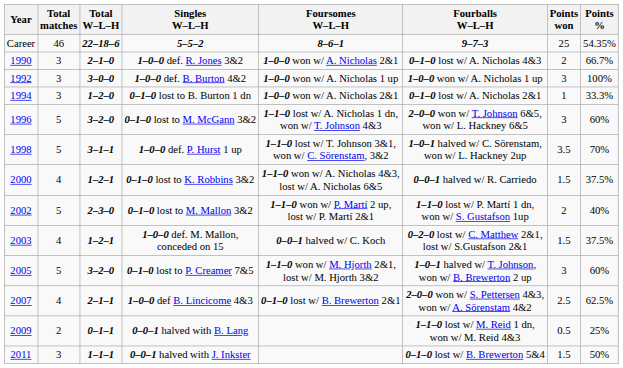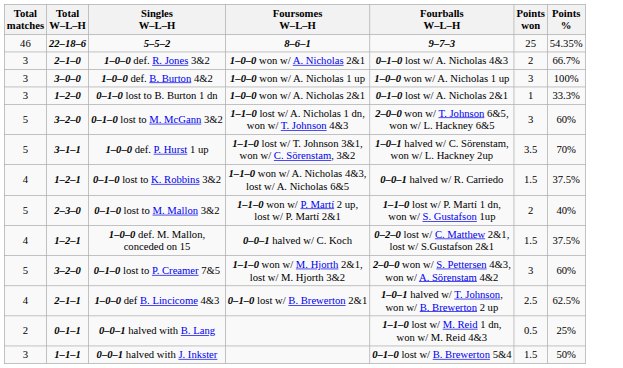- column: (21, 19)
(475, 270) 1–0–1 halved w/ T. Johnson, won w/ B. Brewerton 2 up -> (442, 270) 2–0–0 won w/ S. Pettersen 4&3, won w/ A. Sörenstam 4&2
(475, 300) 2–0–0 won w/ S. Pettersen 4&3, won w/ A. Sörenstam 4&2 -> (442, 300) 1–0–1 halved w/ T. Johnson, won w/ B. Brewerton 2 up
